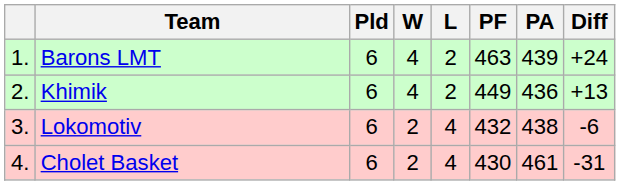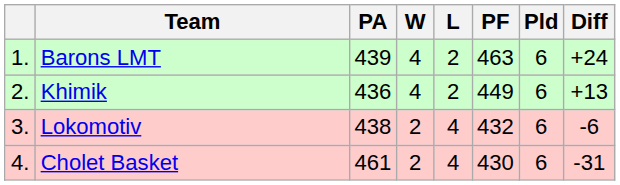columns swapped: (372, 22) <-> (540, 22)
